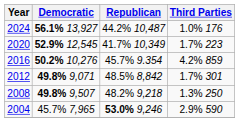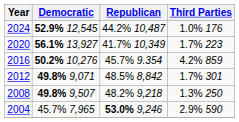(66, 29) 56.1% 13,927 -> (66, 29) 52.9% 12,545
(66, 45) 52.9% 12,545 -> (66, 45) 56.1% 13,927
